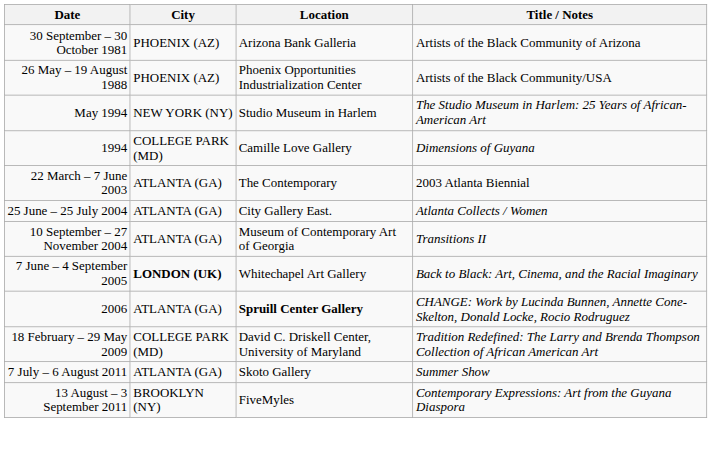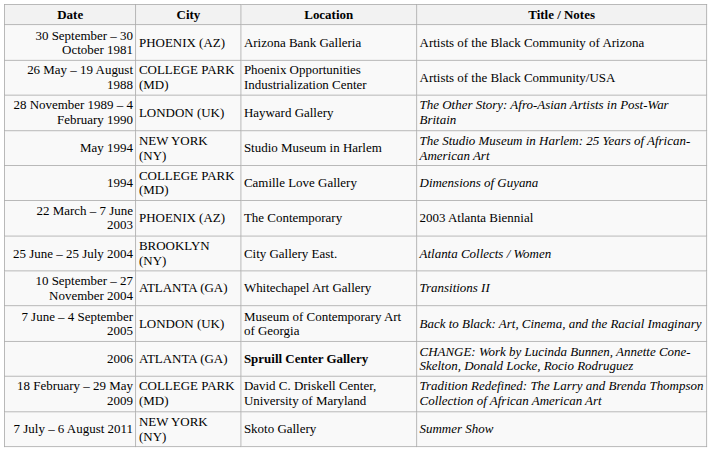(176, 77) PHOENIX (AZ) -> (187, 77) COLLEGE PARK (MD)
+ row: (73, 112)
(178, 183) ATLANTA (GA) -> (182, 218) PHOENIX (AZ)
(178, 210) ATLANTA (GA) -> (174, 253) BROOKLYN (NY)
(317, 238) Museum of Contemporary Art of Georgia -> (308, 288) Whitechapel Art Gallery
(177, 273) bold -> (182, 323) normal
(302, 273) Whitechapel Art Gallery -> (323, 323) Museum of Contemporary Art of Georgia
(178, 372) ATLANTA (GA) -> (173, 429) NEW YORK (NY)
- row: (85, 399)
